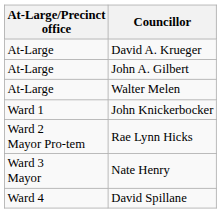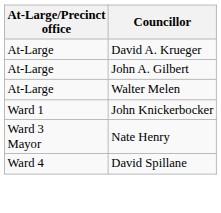- row: (152, 136)
